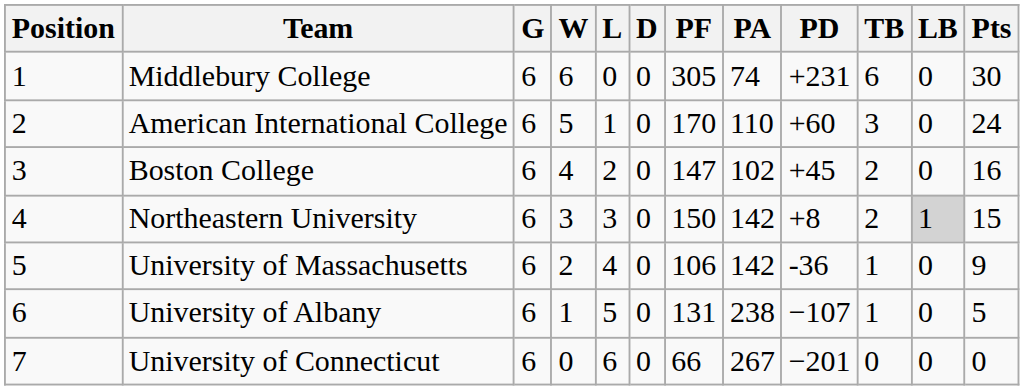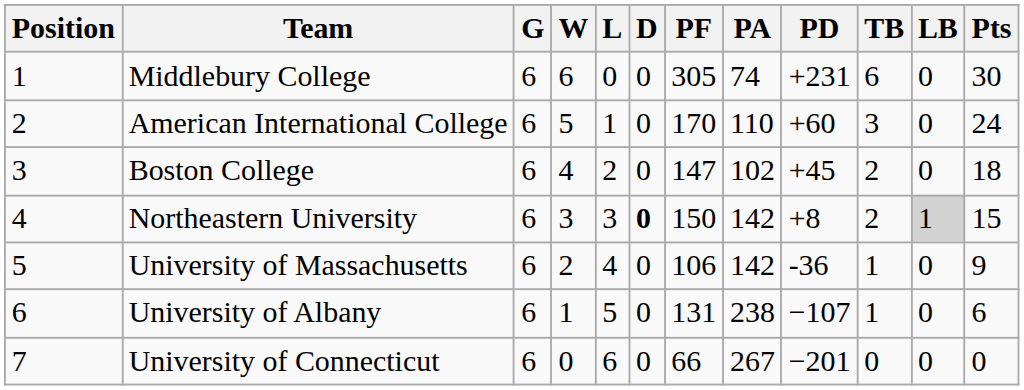(987, 170) 16 -> (987, 170) 18
(643, 218) normal -> (643, 218) bold
(979, 312) 5 -> (979, 312) 6
